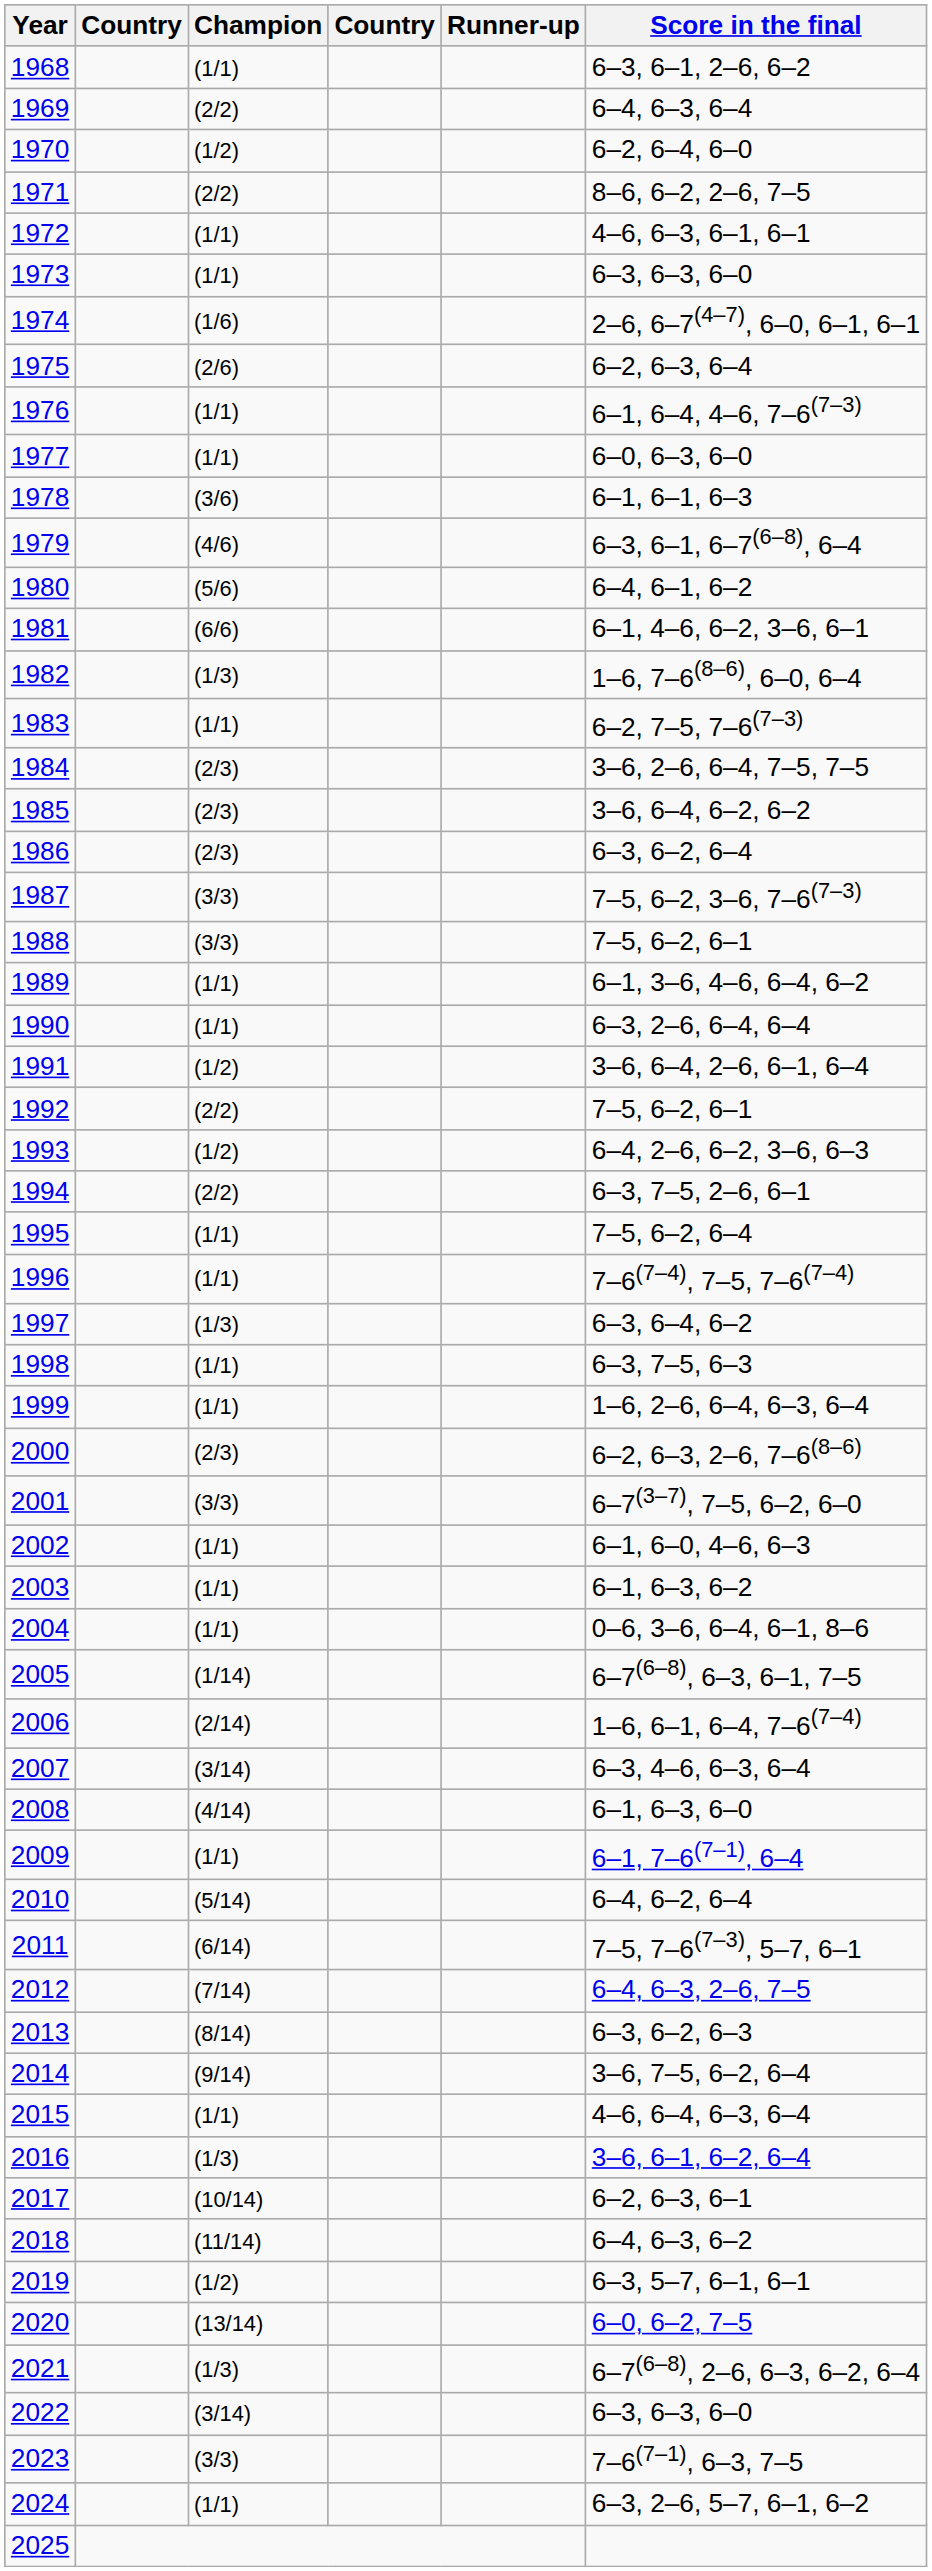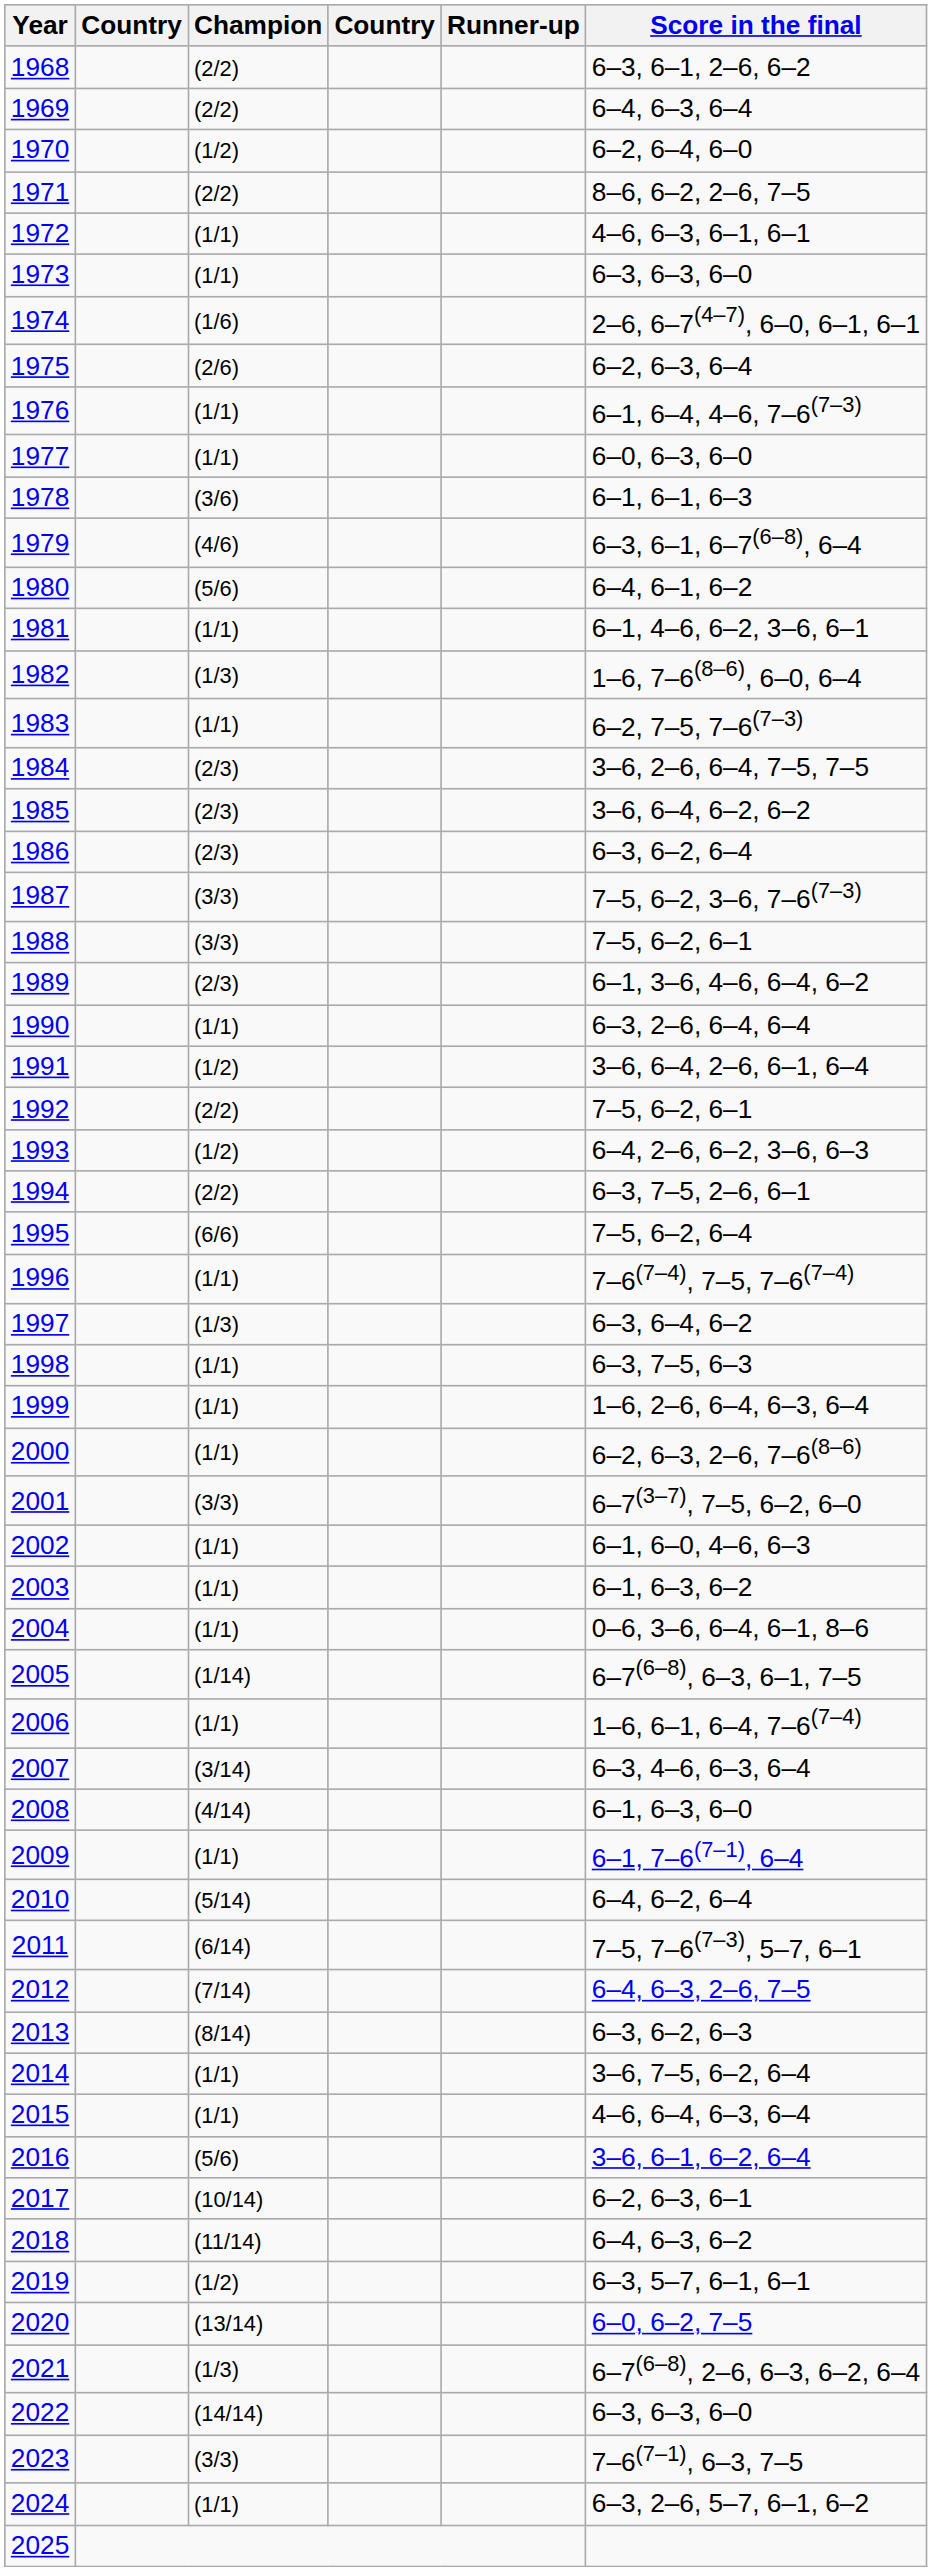(216, 68) (1/1) -> (216, 68) (2/2)
(216, 630) (6/6) -> (216, 630) (1/1)
(216, 985) (1/1) -> (216, 985) (2/3)
(216, 1234) (1/1) -> (216, 1234) (6/6)
(216, 1453) (2/3) -> (216, 1453) (1/1)
(223, 1724) (2/14) -> (216, 1724) (1/1)
(223, 2075) (9/14) -> (216, 2075) (1/1)
(216, 2158) (1/3) -> (216, 2158) (5/6)
(223, 2415) (3/14) -> (229, 2415) (14/14)
